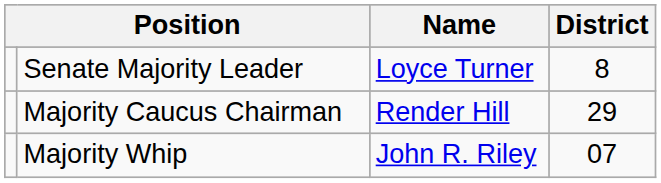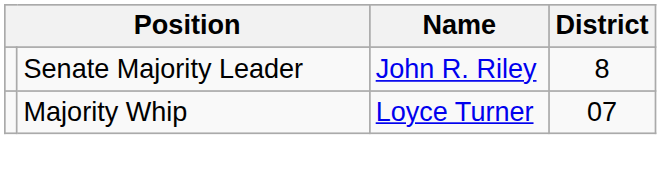(455, 68) Loyce Turner -> (456, 68) John R. Riley
- row: (183, 111)
(456, 154) John R. Riley -> (455, 111) Loyce Turner
